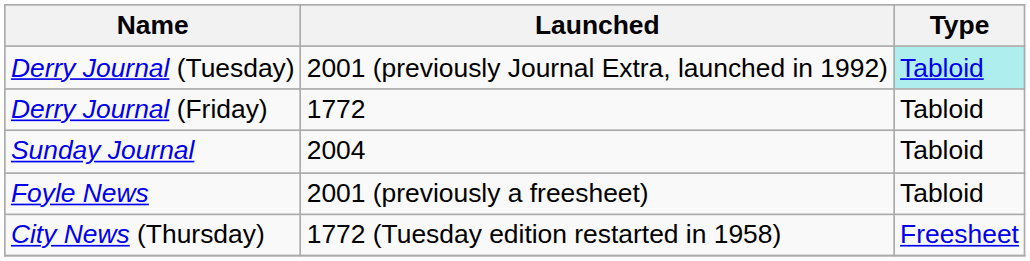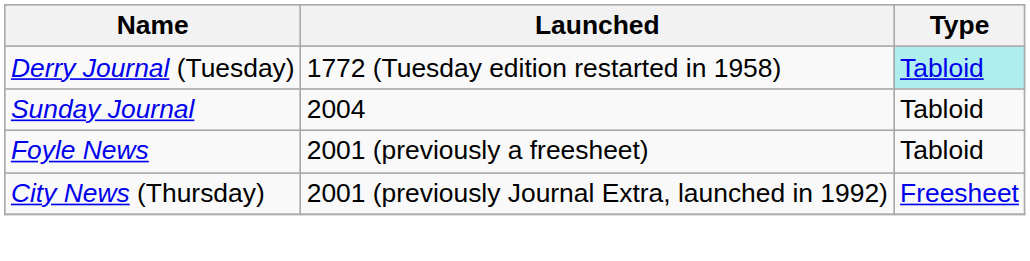(597, 67) 2001 (previously Journal Extra, launched in 1992) -> (544, 67) 1772 (Tuesday edition restarted in 1958)
- row: (139, 109)
(544, 234) 1772 (Tuesday edition restarted in 1958) -> (597, 192) 2001 (previously Journal Extra, launched in 1992)
